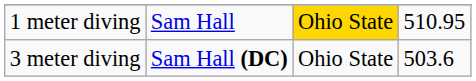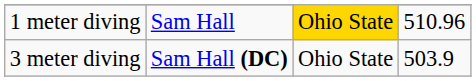(434, 22) 510.95 -> (434, 22) 510.96
(429, 57) 503.6 -> (429, 57) 503.9
